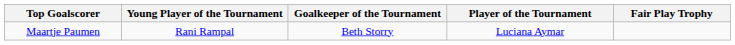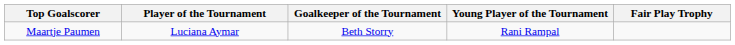columns swapped: (530, 13) <-> (205, 13)
